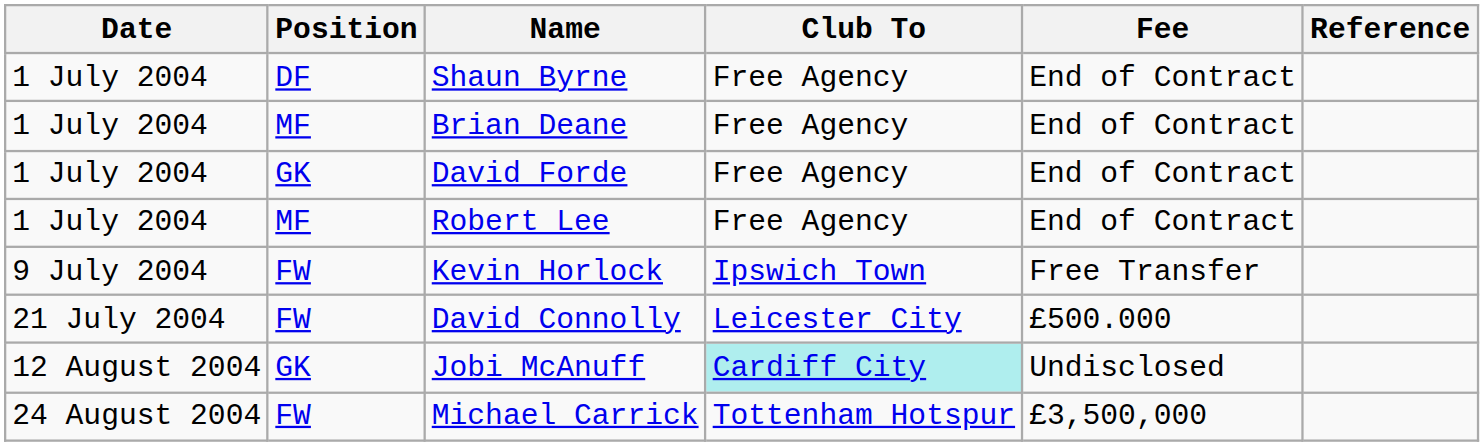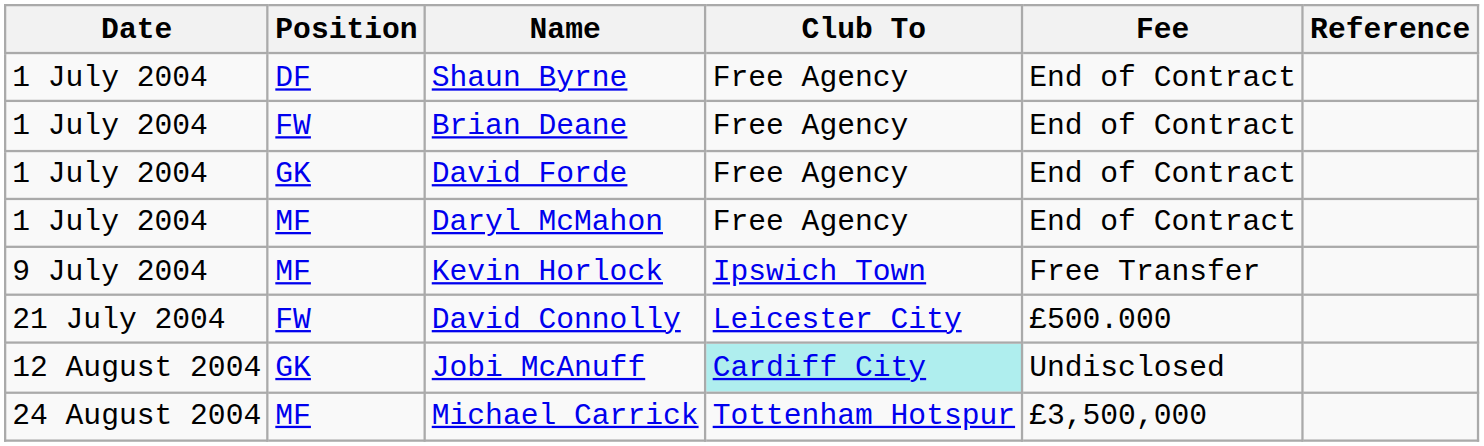(293, 126) MF -> (293, 126) FW
+ row: (547, 223)
- row: (521, 223)
(293, 271) FW -> (293, 271) MF
(293, 416) FW -> (293, 416) MF
